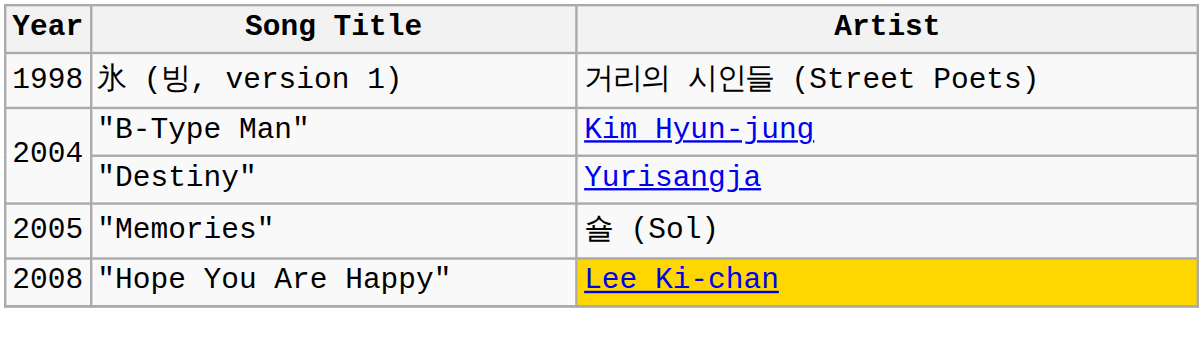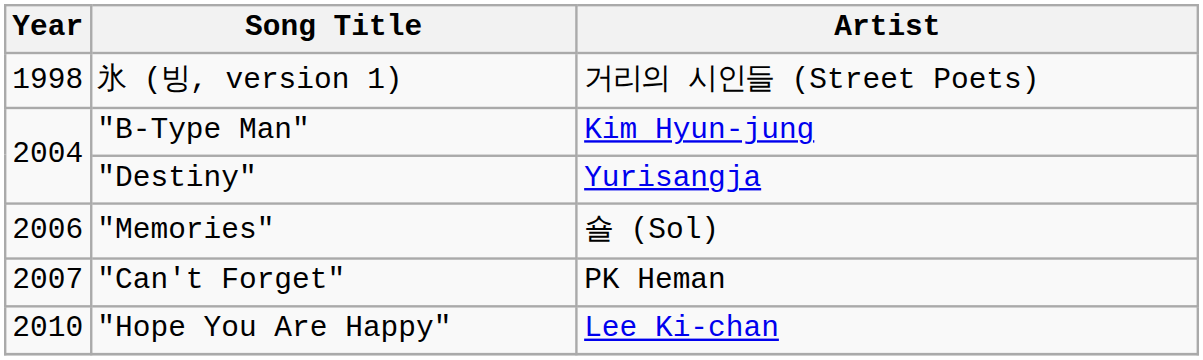(48, 231) 2005 -> (48, 231) 2006
+ row: (221, 282)
(48, 282) 2008 -> (48, 330) 2010
(682, 282) gold background -> (682, 330) no background
